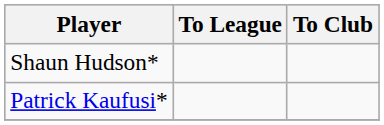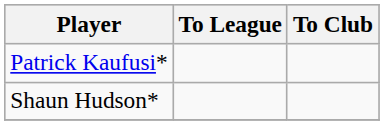rows swapped: (89, 101) <-> (84, 62)
